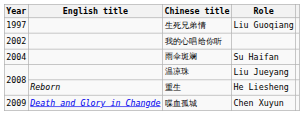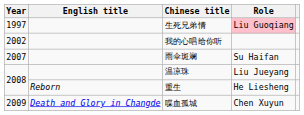(264, 26) no background -> (264, 26) pink background
(16, 57) 2004 -> (16, 57) 2007
